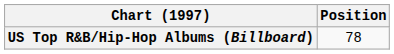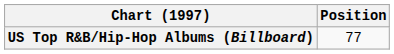(353, 38) 78 -> (353, 38) 77
